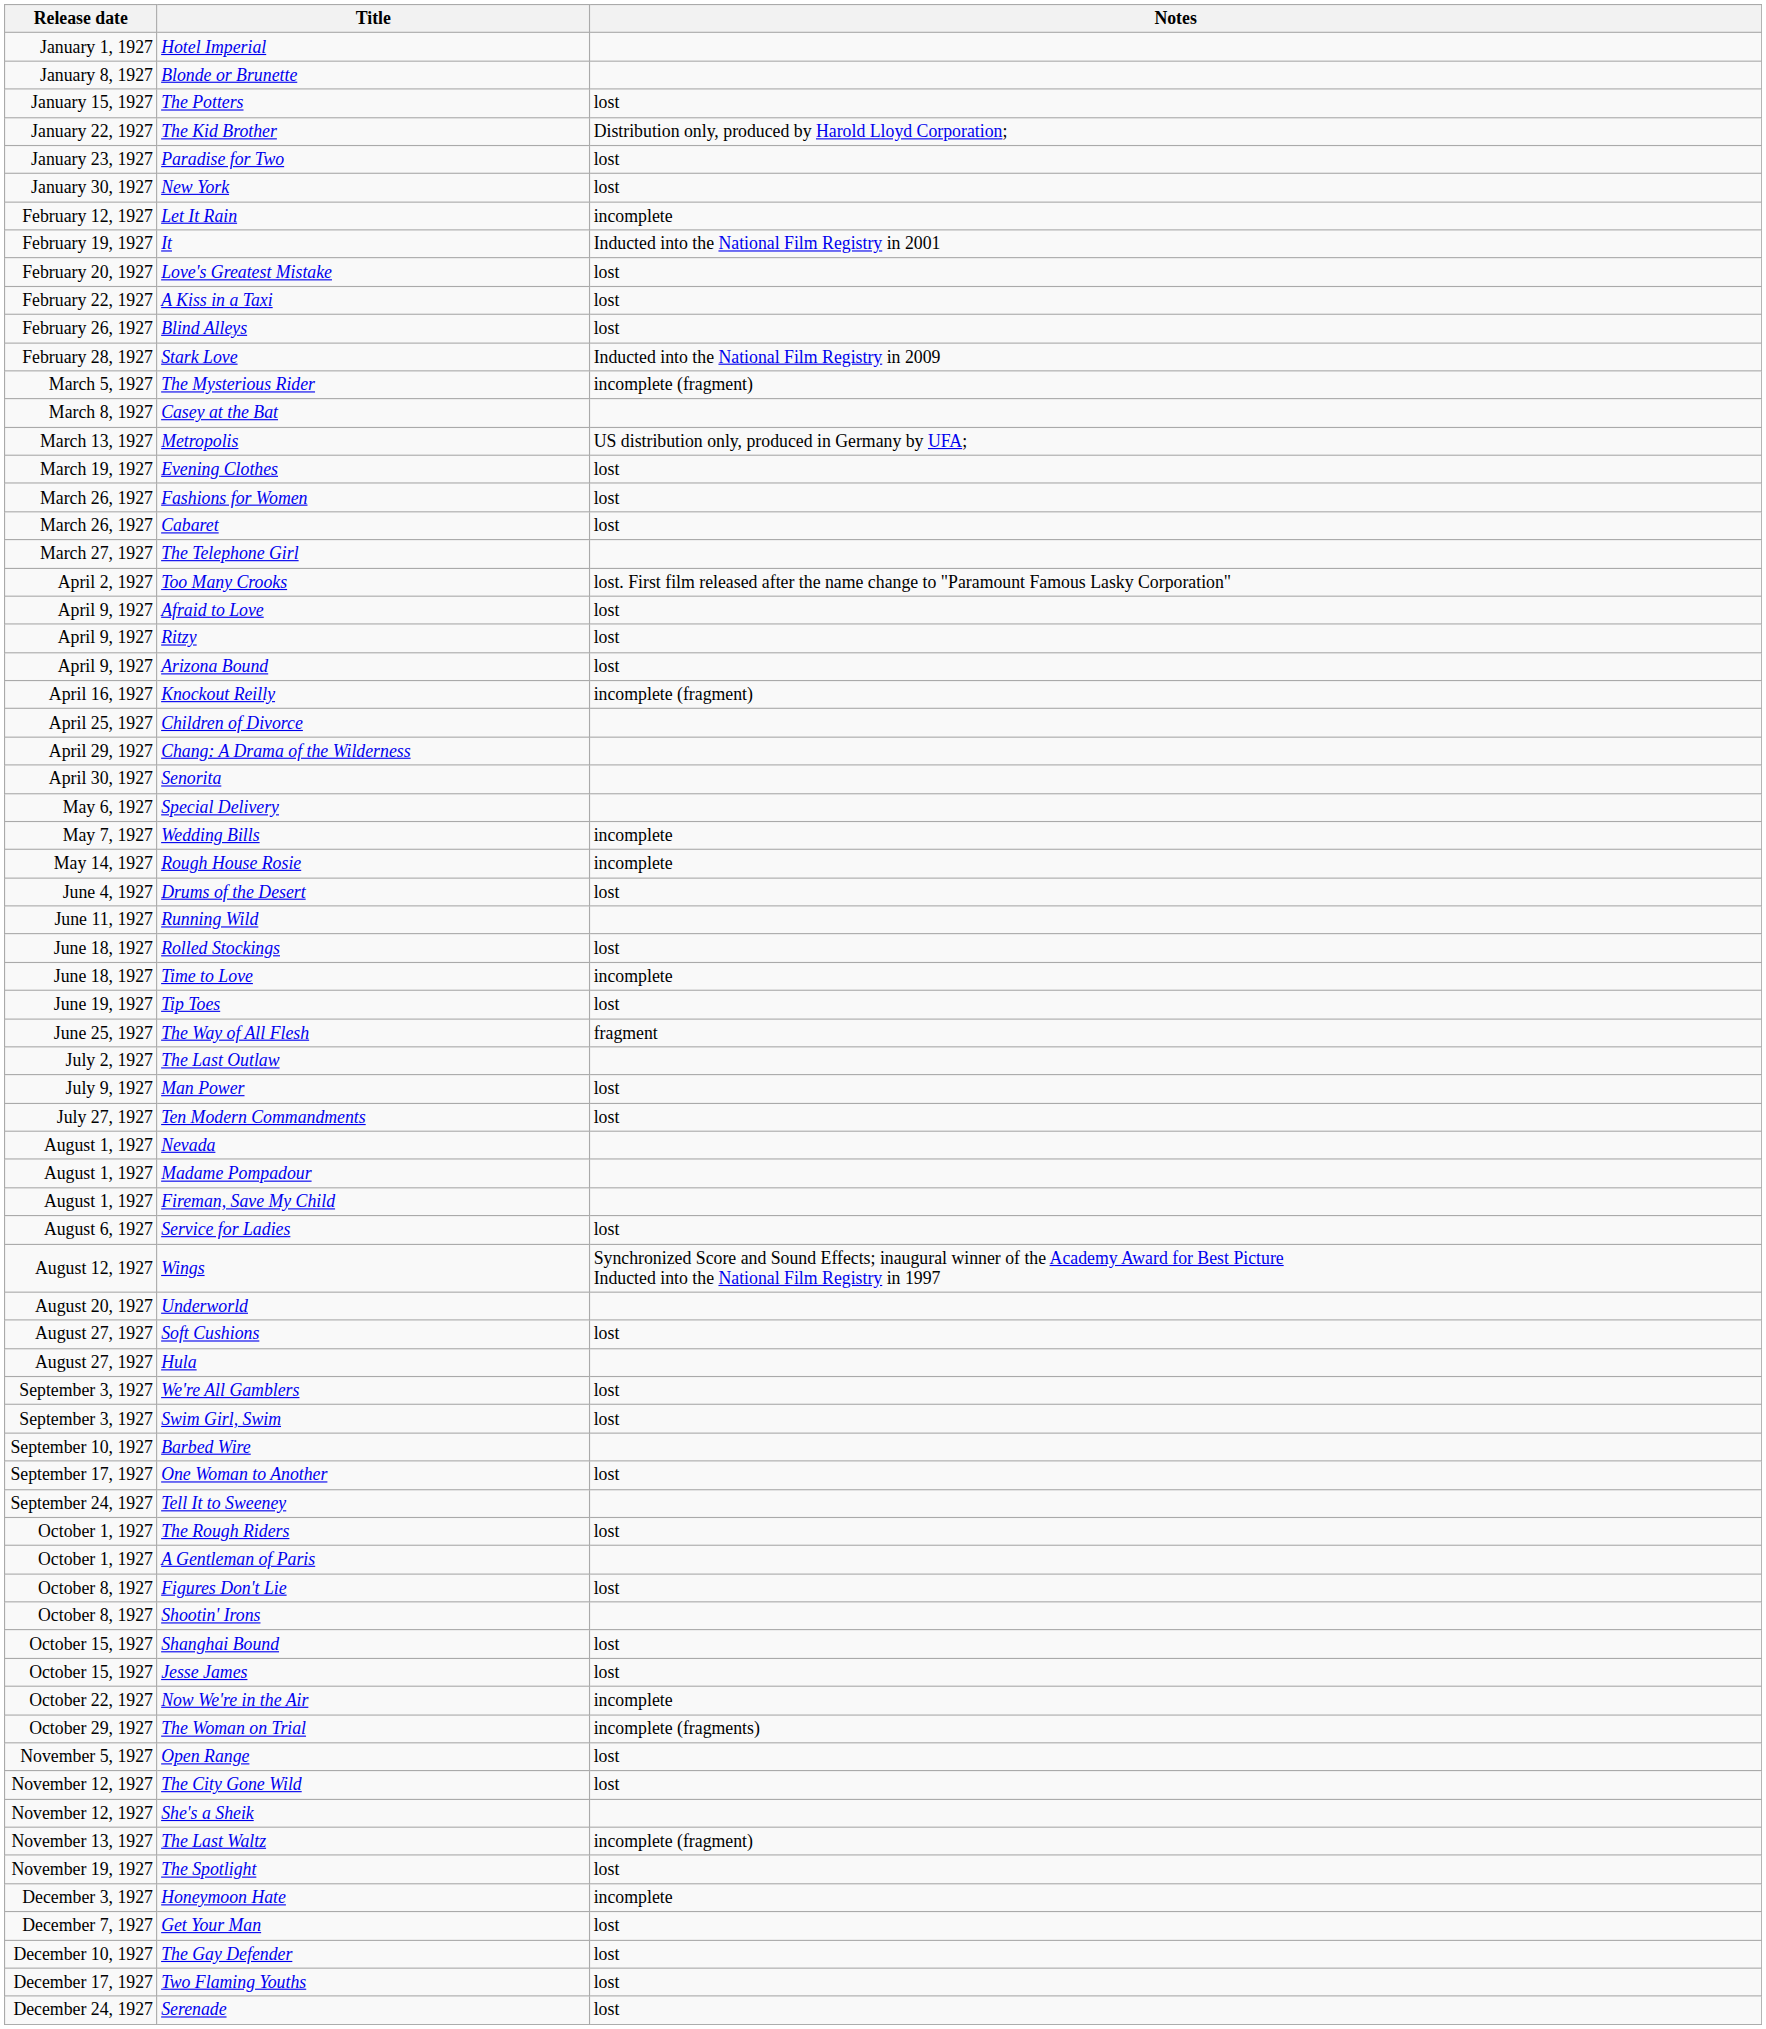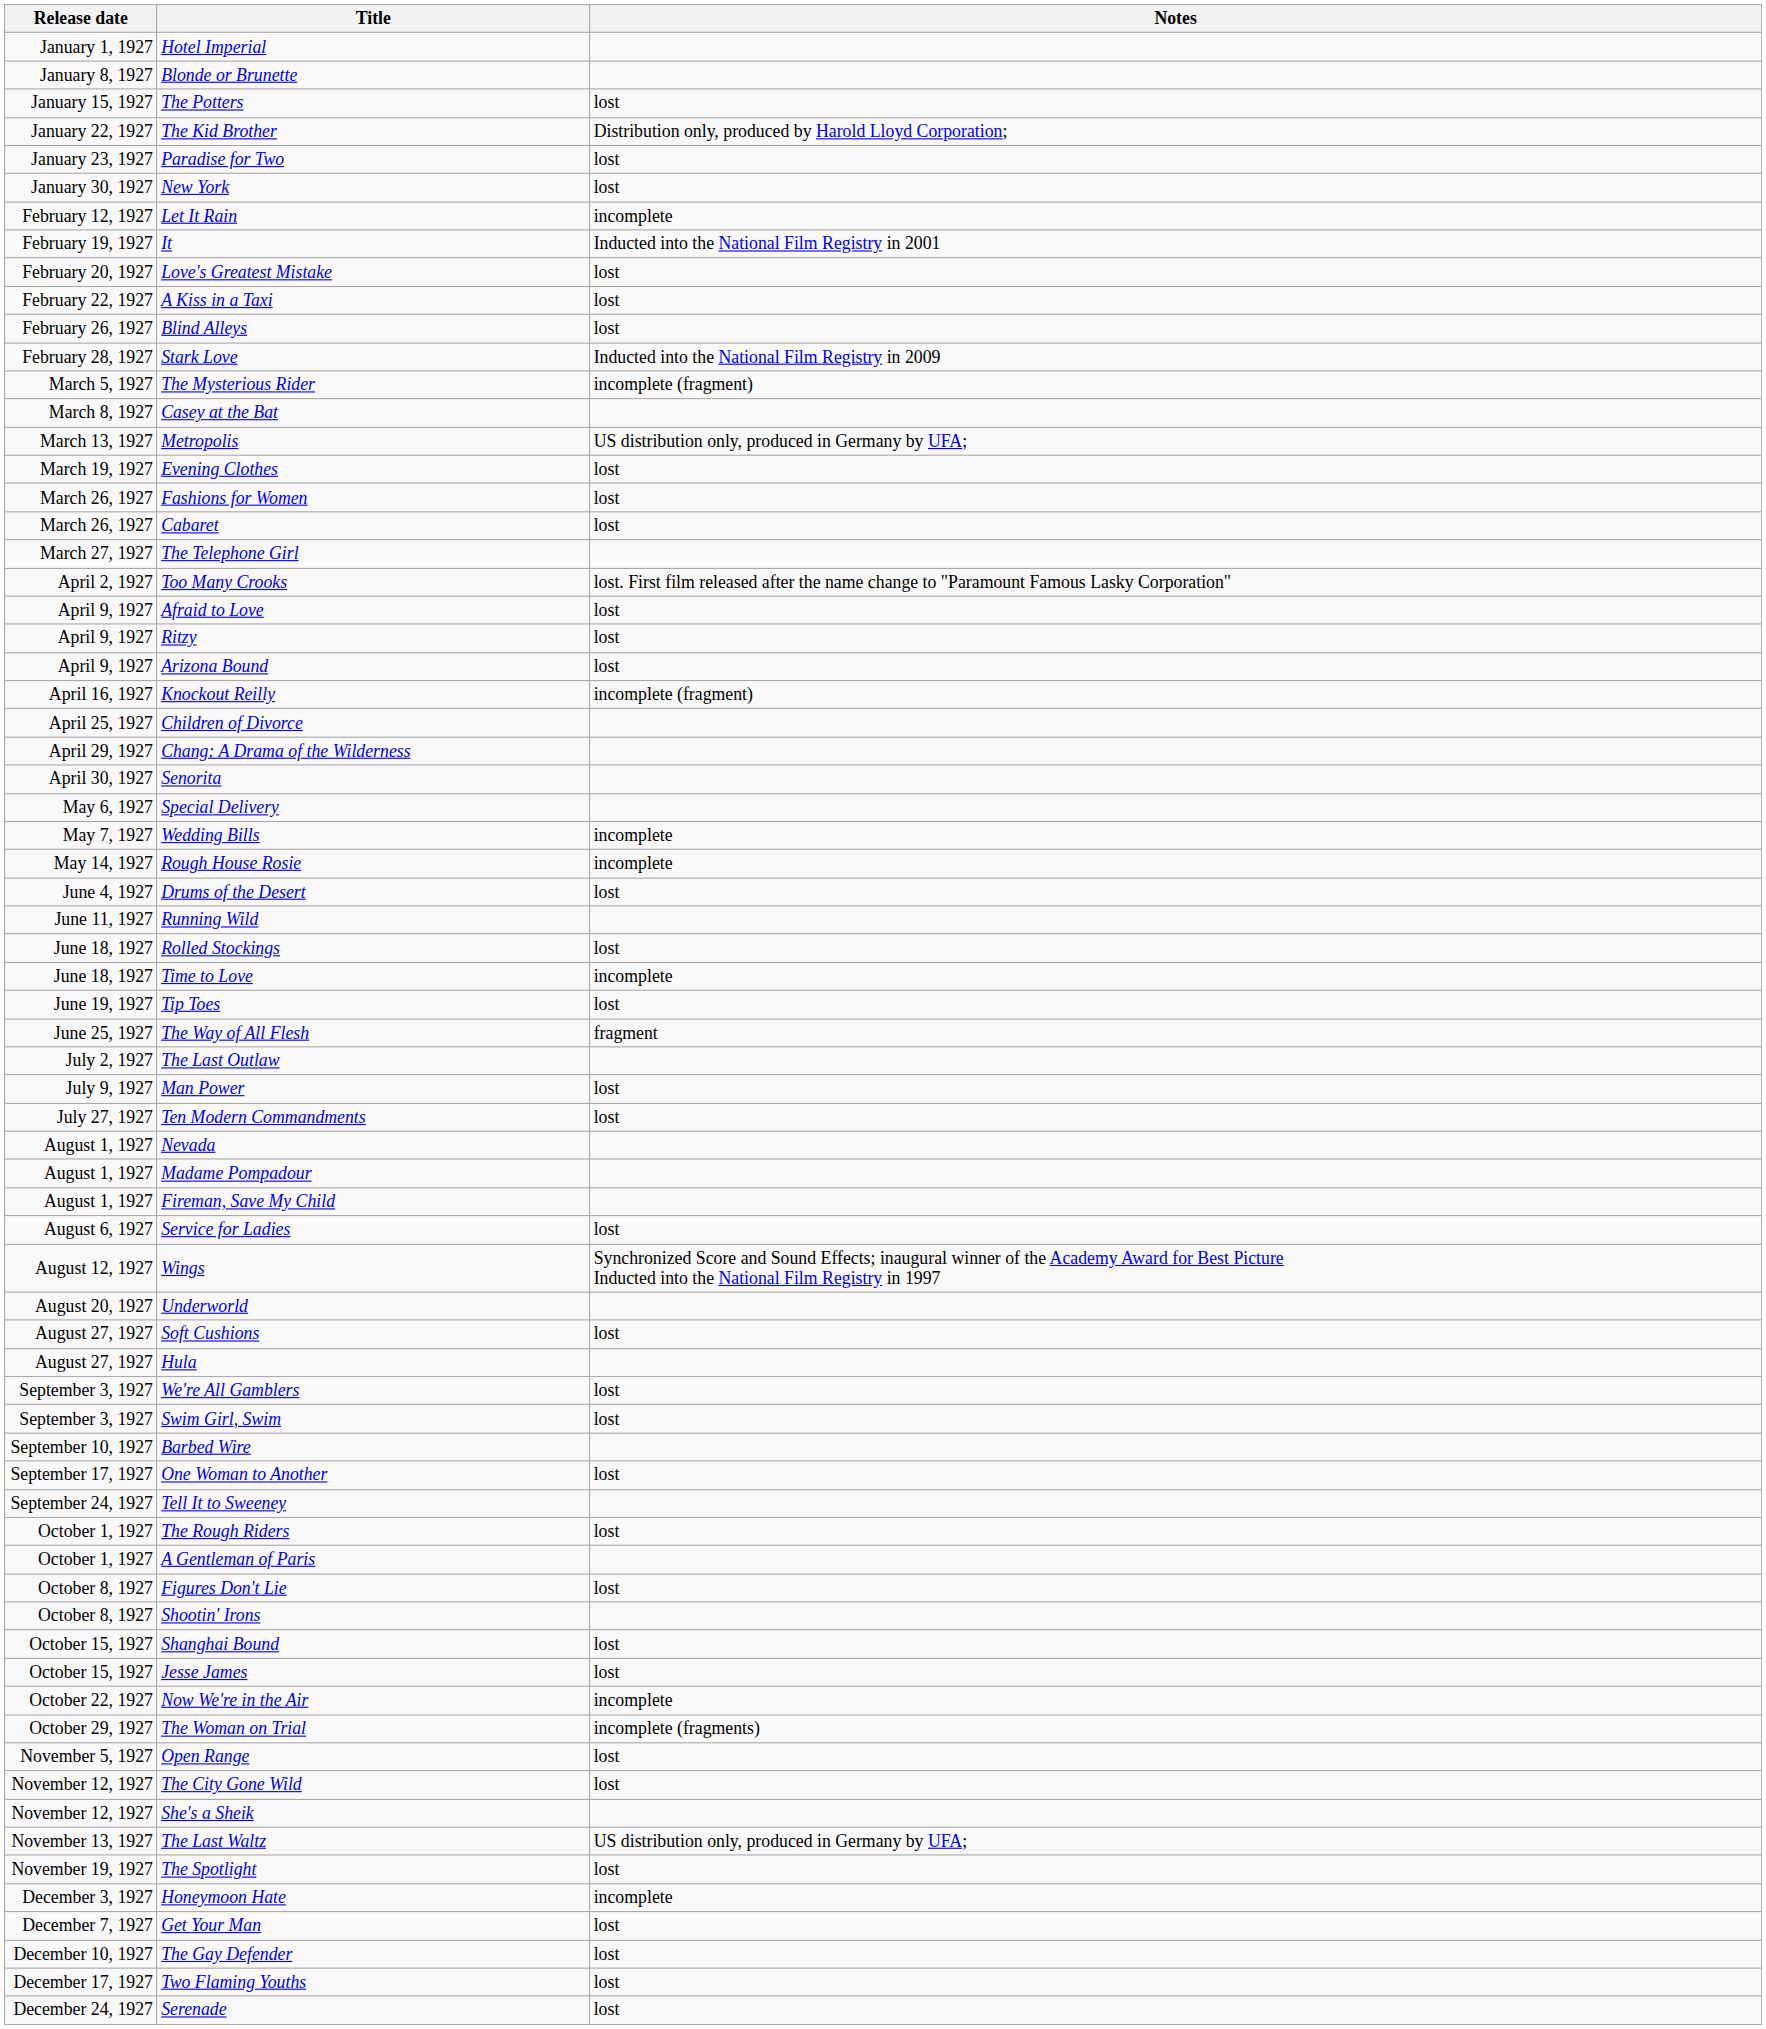(673, 1841) incomplete (fragment) -> (780, 1841) US distribution only, produced in Germany by UFA;
